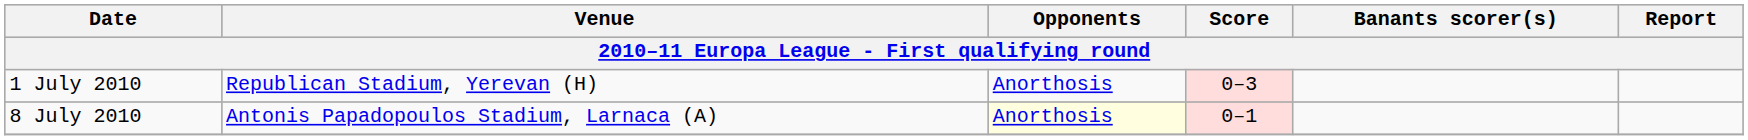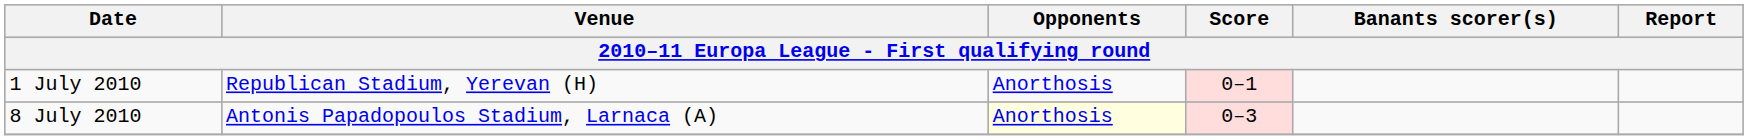(1239, 86) 0–3 -> (1239, 86) 0–1
(1239, 118) 0–1 -> (1239, 118) 0–3
